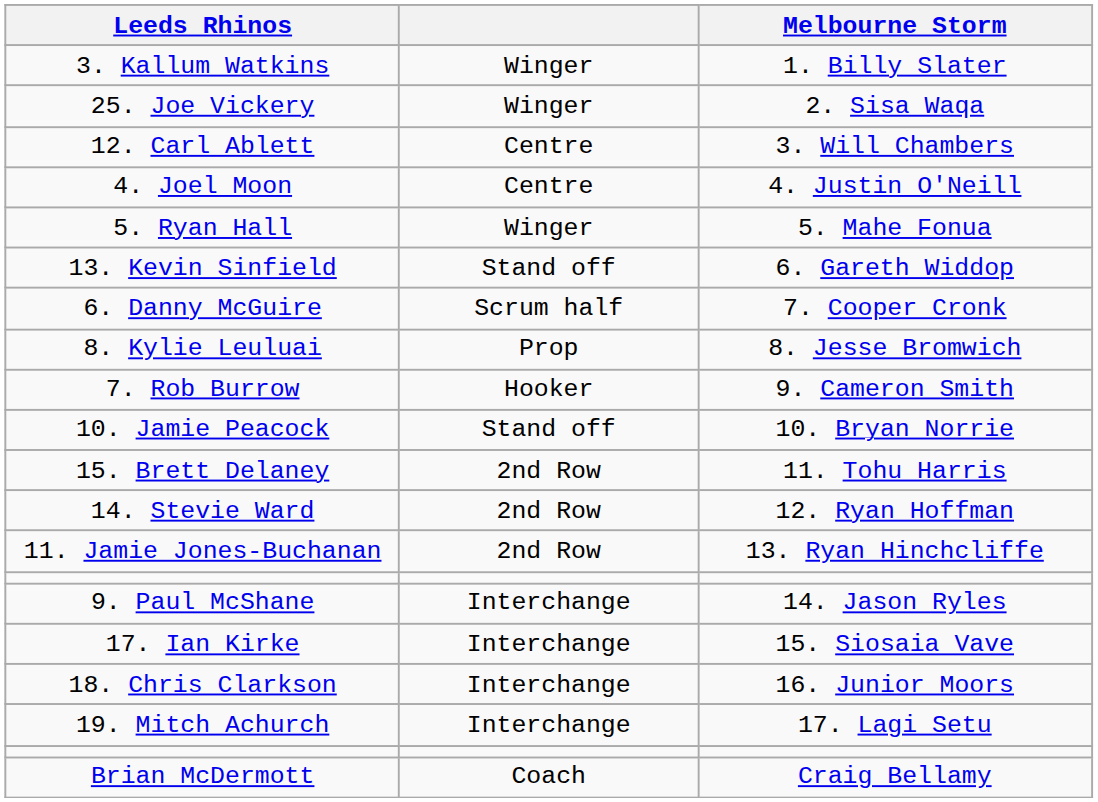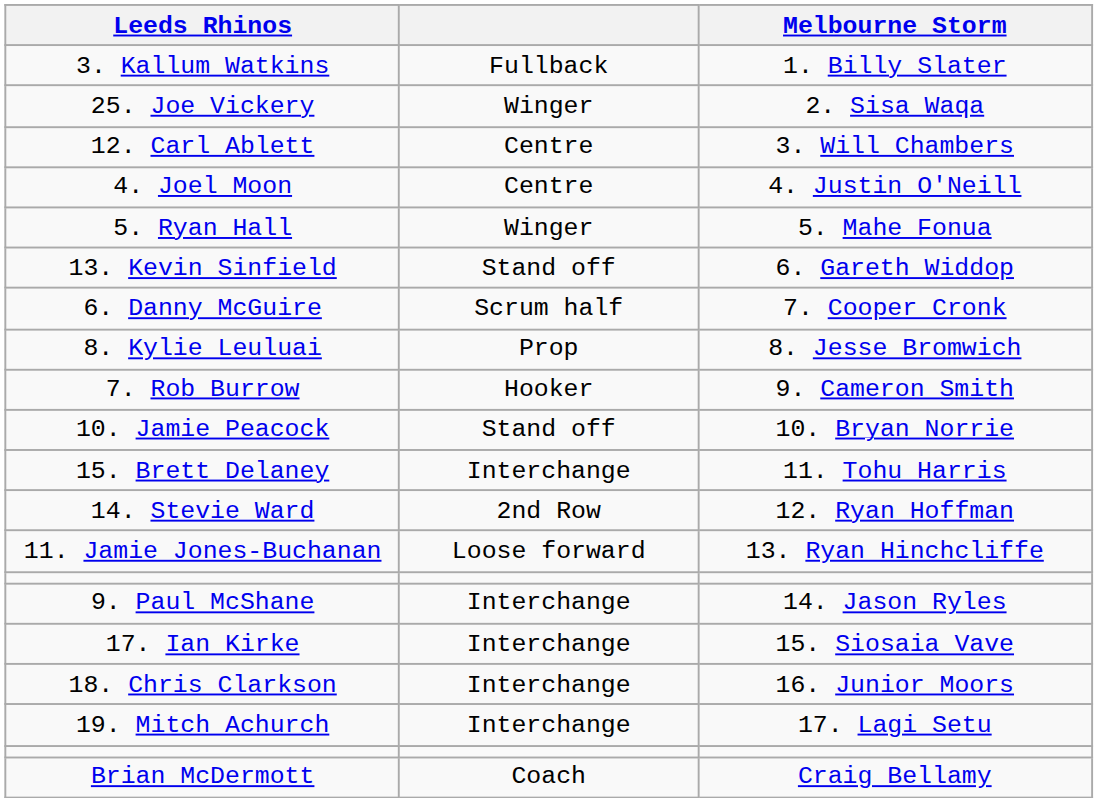(549, 66) Winger -> (549, 66) Fullback
(549, 470) 2nd Row -> (549, 470) Interchange
(549, 551) 2nd Row -> (549, 551) Loose forward
